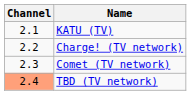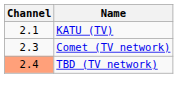- row: (120, 47)
